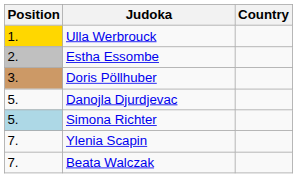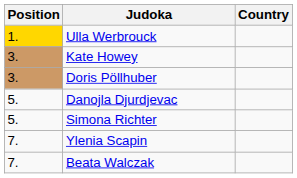- row: (112, 57)
+ row: (102, 57)
(13, 120) lightblue background -> (13, 120) no background
